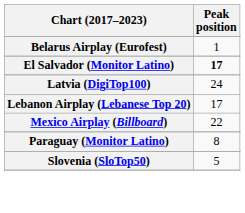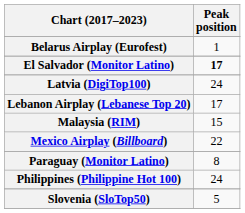+ row: (99, 122)
+ row: (99, 179)
